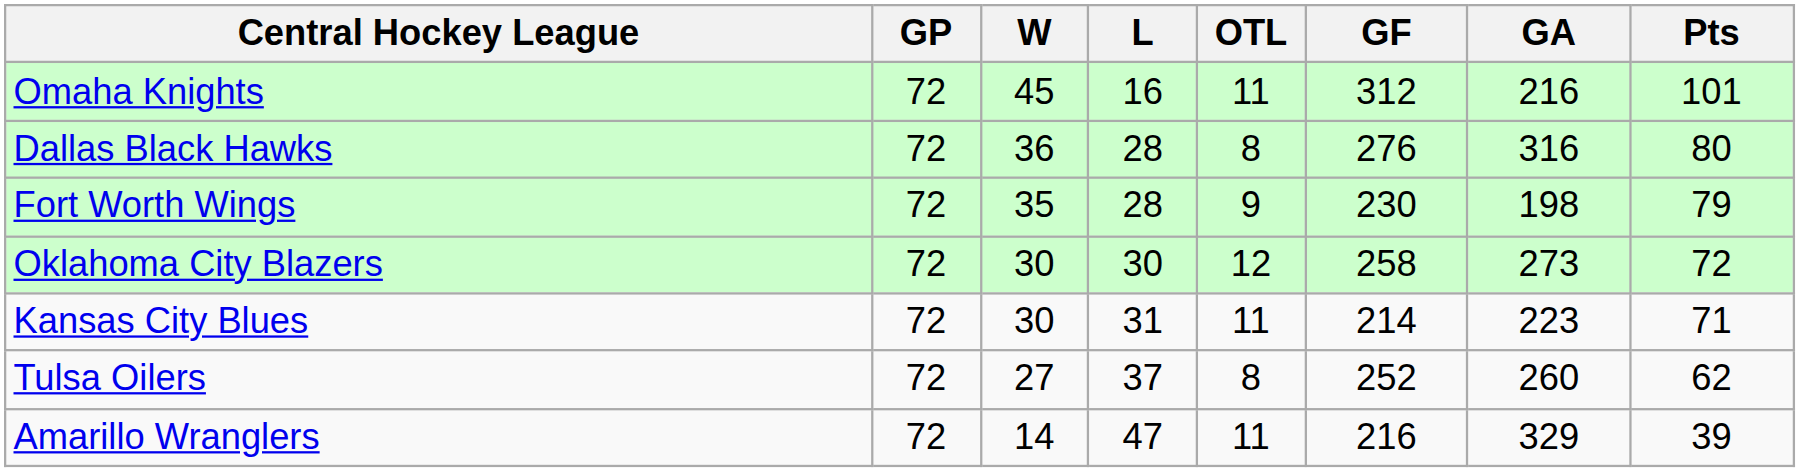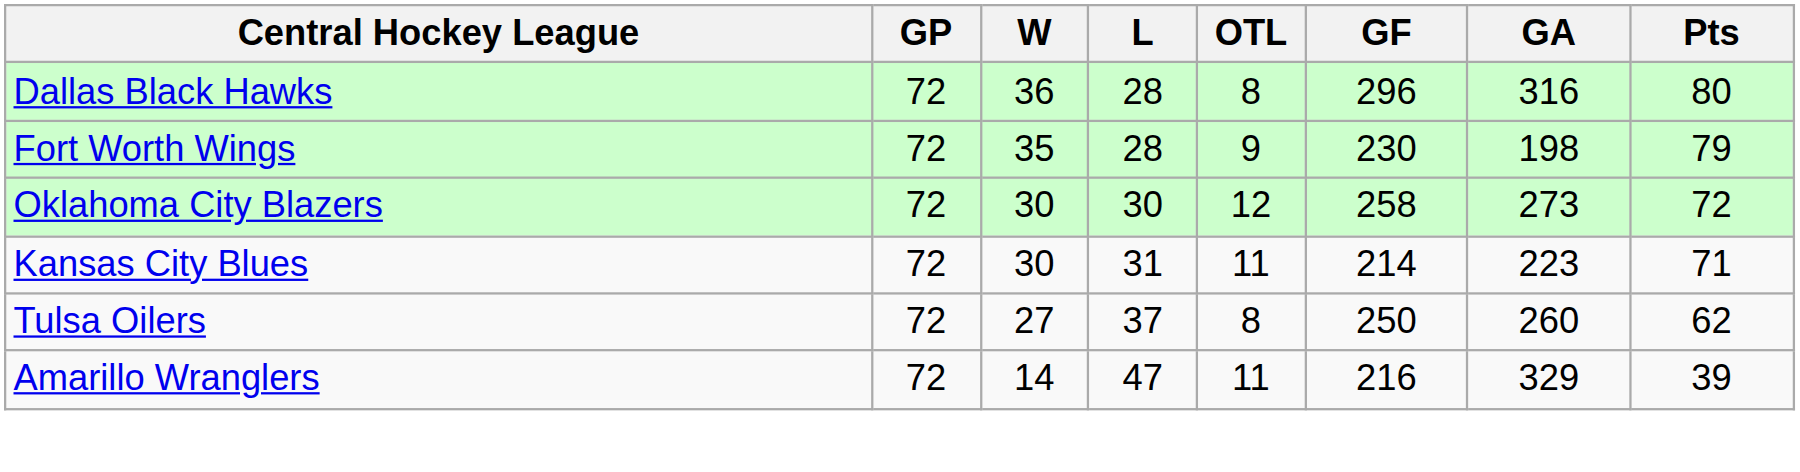- row: (139, 90)
(1386, 148) 276 -> (1386, 90) 296
(1386, 378) 252 -> (1386, 321) 250
